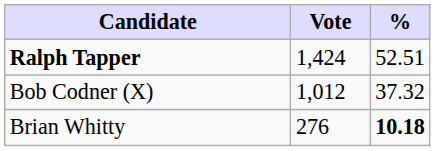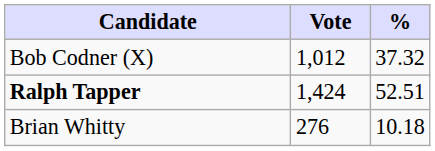rows swapped: (75, 57) <-> (82, 92)
(400, 127) bold -> (400, 127) normal
